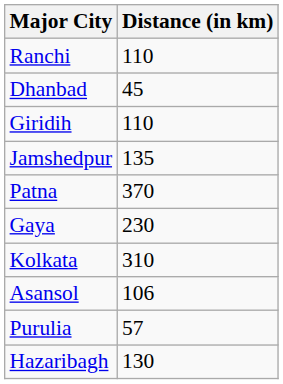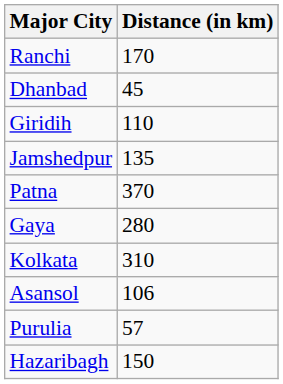(138, 55) 110 -> (138, 55) 170
(138, 225) 230 -> (138, 225) 280
(138, 361) 130 -> (138, 361) 150
